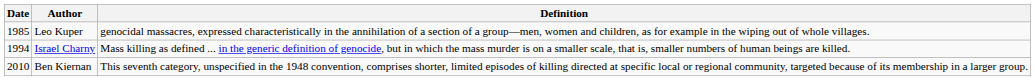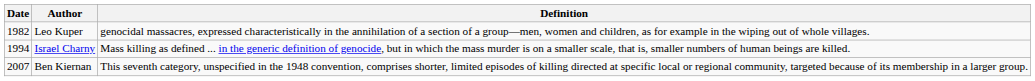(18, 31) 1985 -> (18, 31) 1982
(18, 66) 2010 -> (18, 66) 2007
